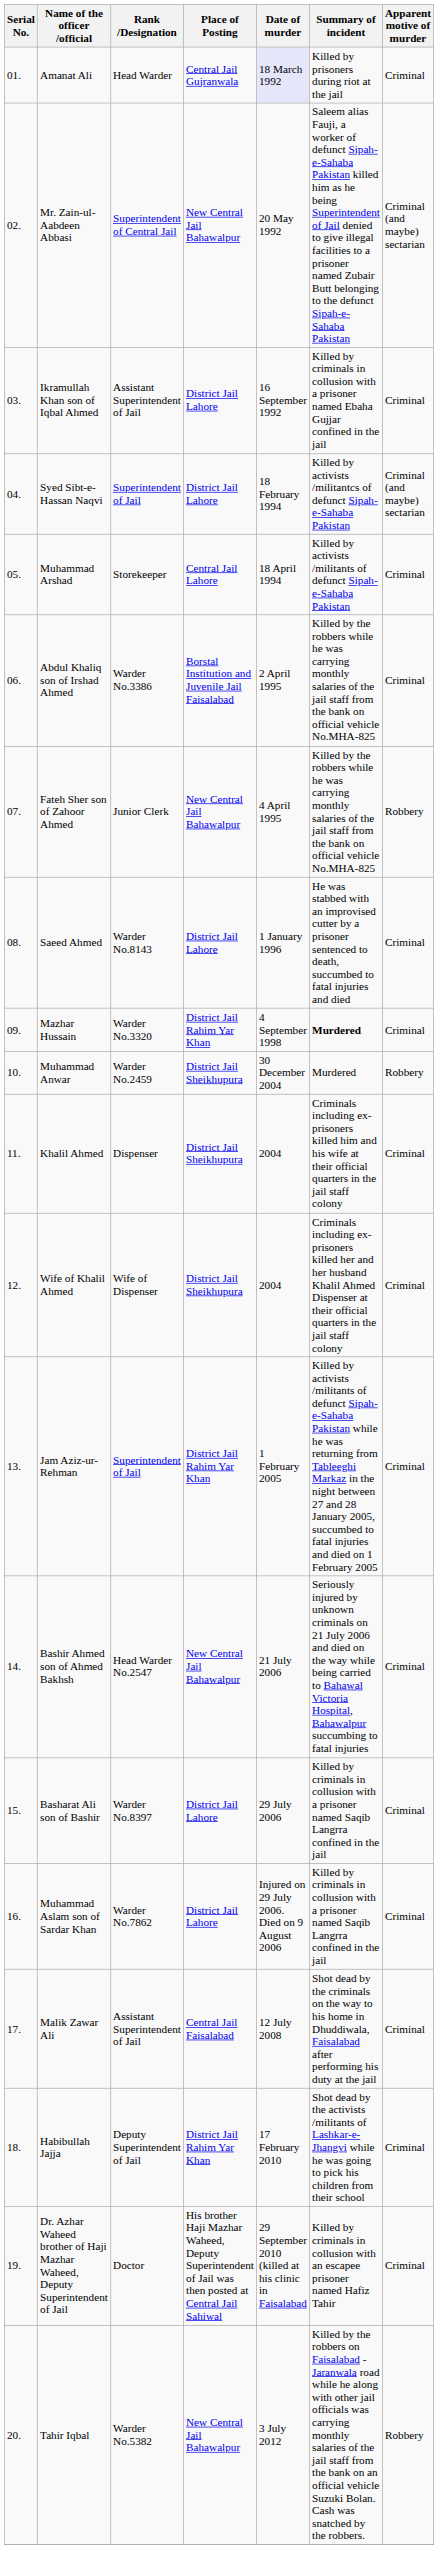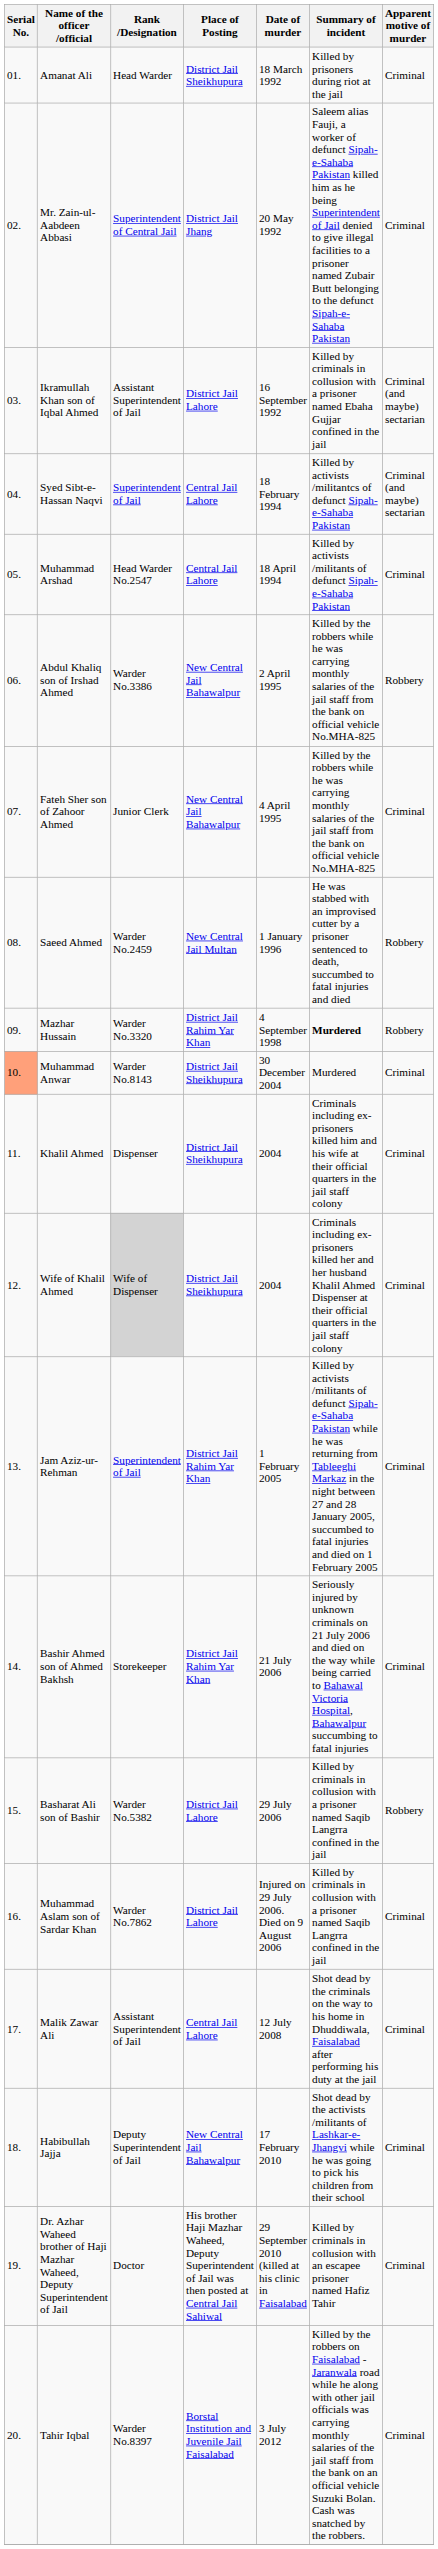(212, 75) Central Jail Gujranwala -> (214, 75) District Jail Sheikhupura
(281, 75) lavender background -> (281, 75) no background
(214, 225) New Central Jail Bahawalpur -> (212, 225) District Jail Jhang
(405, 225) Criminal (and maybe) sectarian -> (405, 225) Criminal
(405, 400) Criminal -> (405, 400) Criminal (and maybe) sectarian
(212, 493) District Jail Lahore -> (212, 493) Central Jail Lahore
(140, 574) Storekeeper -> (143, 574) Head Warder No.2547
(219, 680) Borstal Institution and Juvenile Jail Faisalabad -> (214, 680) New Central Jail Bahawalpur
(405, 680) Criminal -> (404, 680) Robbery
(404, 811) Robbery -> (405, 811) Criminal
(133, 942) Warder No.8143 -> (133, 942) Warder No.2459
(212, 942) District Jail Lahore -> (214, 942) New Central Jail Multan
(405, 942) Criminal -> (404, 942) Robbery
(405, 1030) Criminal -> (404, 1030) Robbery
(14, 1073) no background -> (14, 1073) lightsalmon background
(133, 1073) Warder No.2459 -> (133, 1073) Warder No.8143
(404, 1073) Robbery -> (405, 1073) Criminal
(135, 1284) no background -> (135, 1284) lightgrey background
(143, 1666) Head Warder No.2547 -> (140, 1666) Storekeeper
(214, 1666) New Central Jail Bahawalpur -> (212, 1666) District Jail Rahim Yar Khan
(133, 1810) Warder No.8397 -> (133, 1810) Warder No.5382
(405, 1810) Criminal -> (404, 1810) Robbery
(212, 2028) Central Jail Faisalabad -> (212, 2028) Central Jail Lahore
(212, 2147) District Jail Rahim Yar Khan -> (214, 2147) New Central Jail Bahawalpur
(133, 2435) Warder No.5382 -> (133, 2435) Warder No.8397
(214, 2435) New Central Jail Bahawalpur -> (219, 2435) Borstal Institution and Juvenile Jail Faisalabad
(404, 2435) Robbery -> (405, 2435) Criminal
